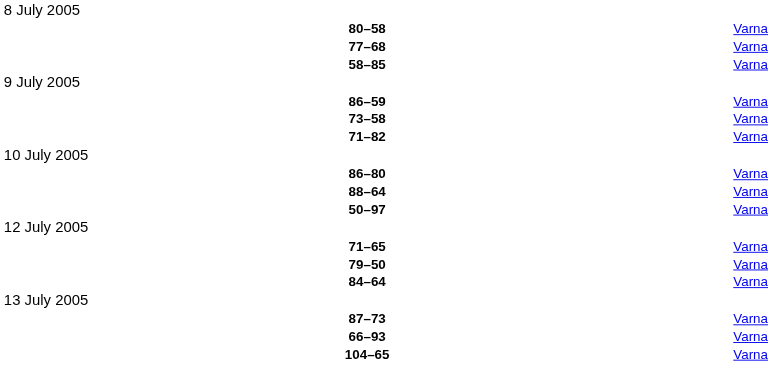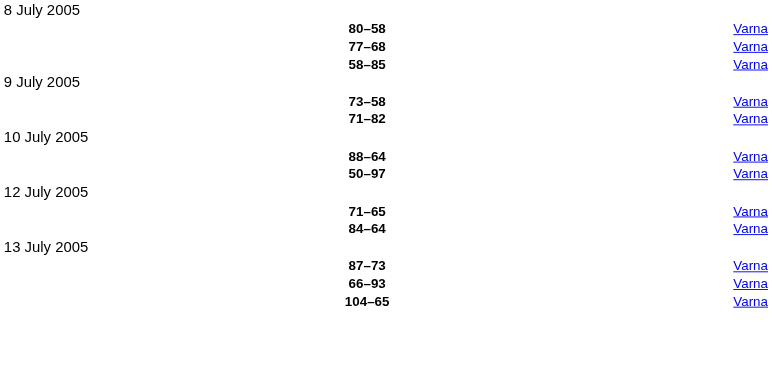- row: (149, 101)
- row: (149, 174)
- row: (149, 264)
